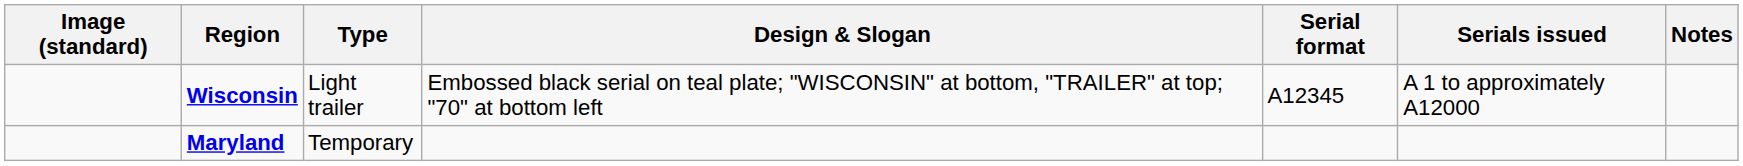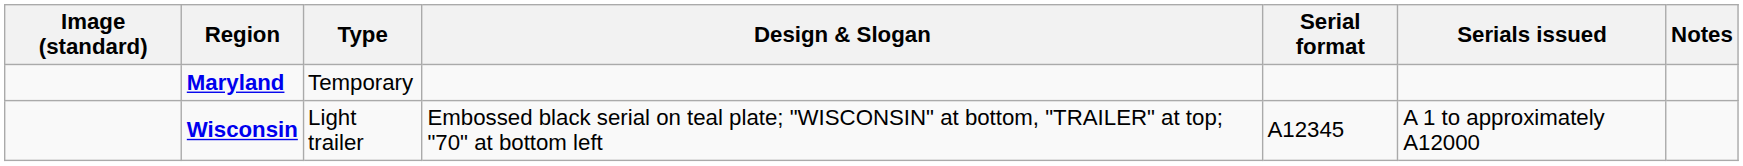rows swapped: (236, 142) <-> (242, 94)
